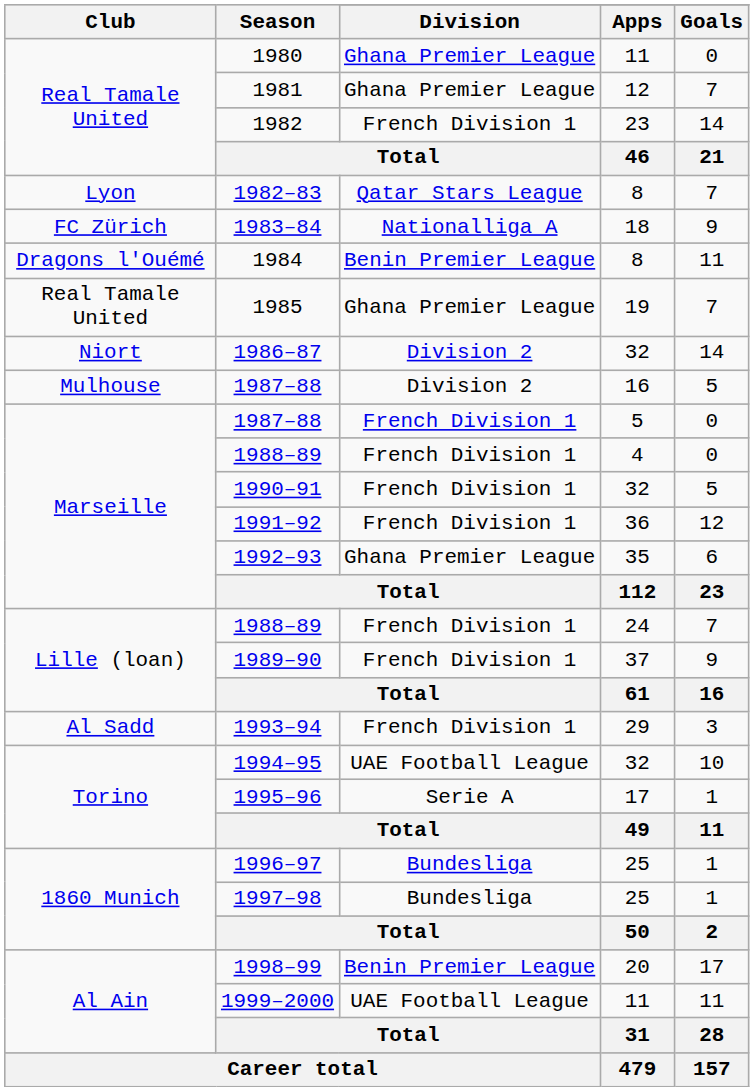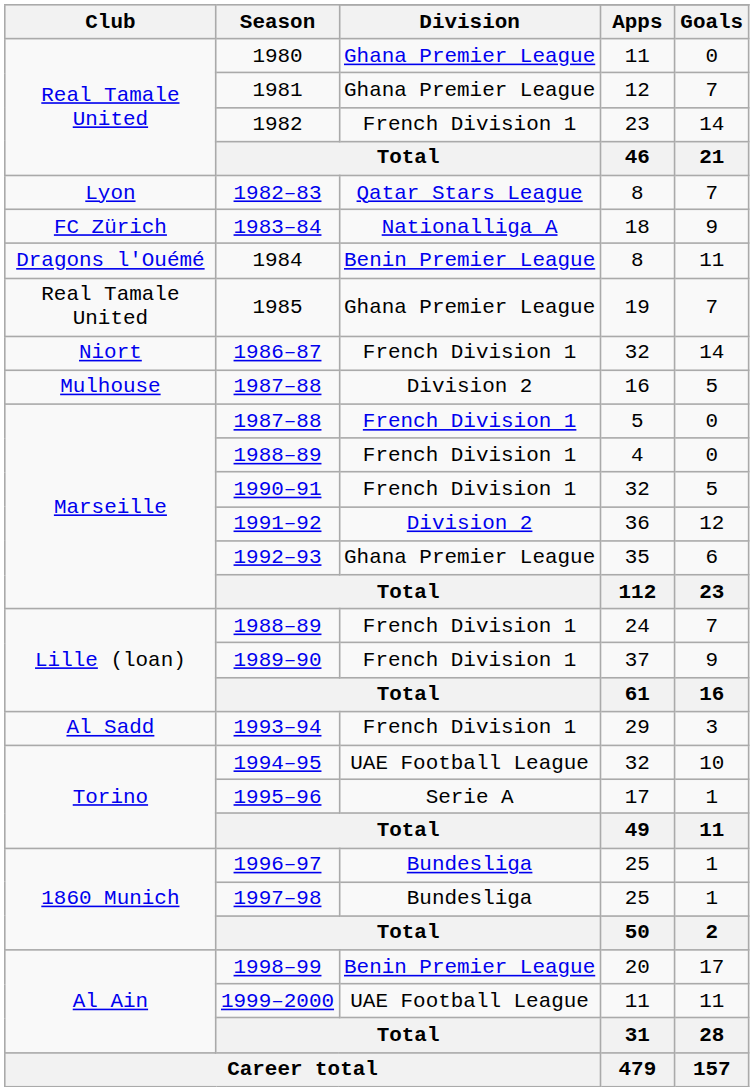(470, 353) Division 2 -> (470, 353) French Division 1
(470, 524) French Division 1 -> (470, 524) Division 2
